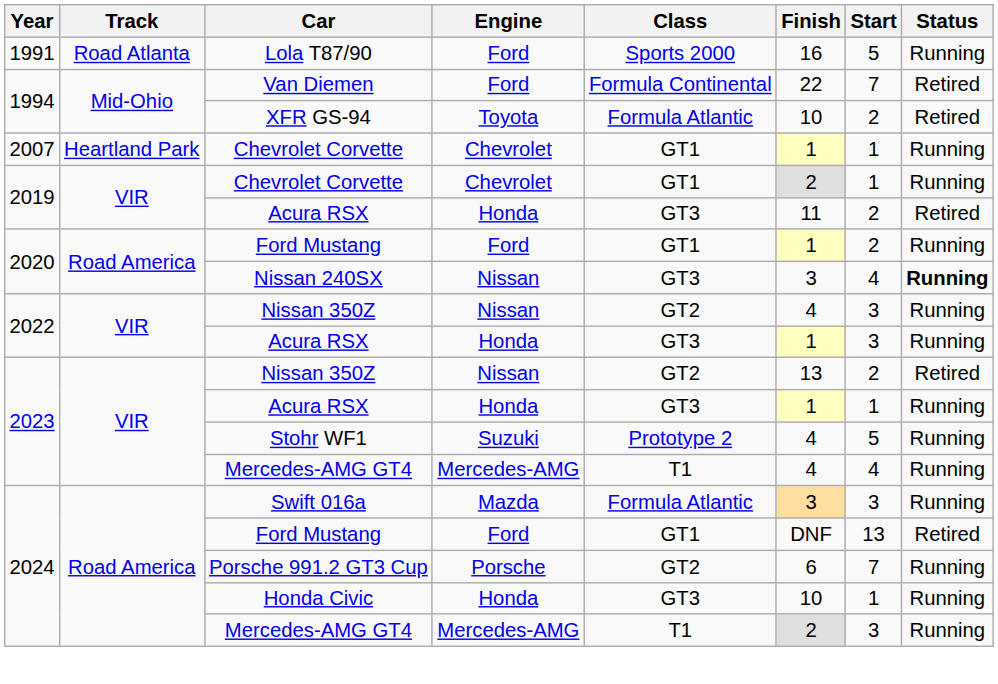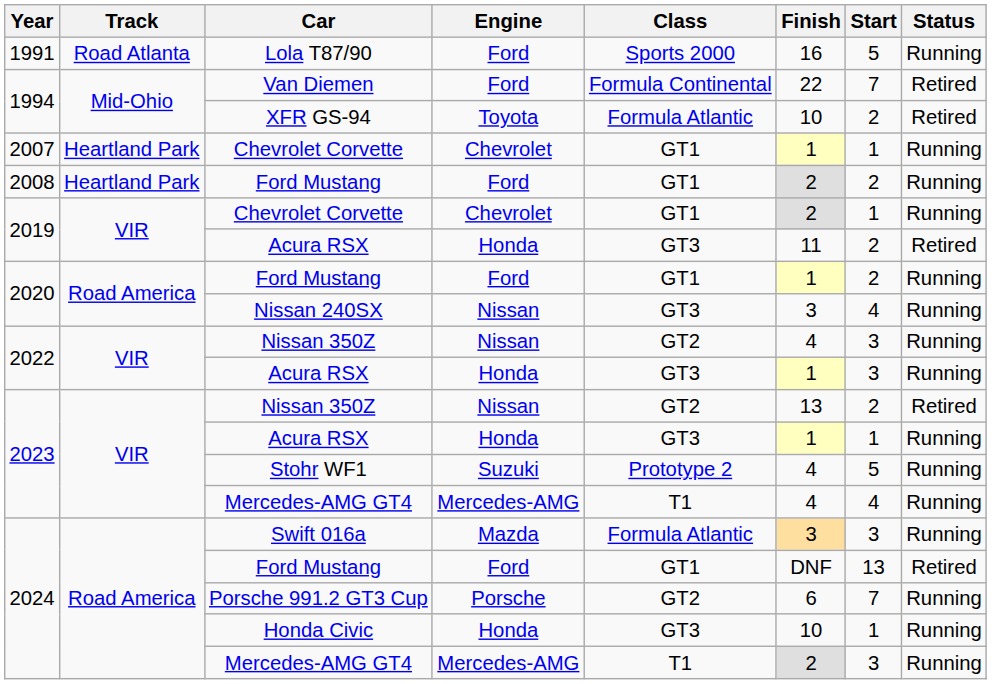+ row: (32, 182)
(947, 278) bold -> (944, 310) normal
